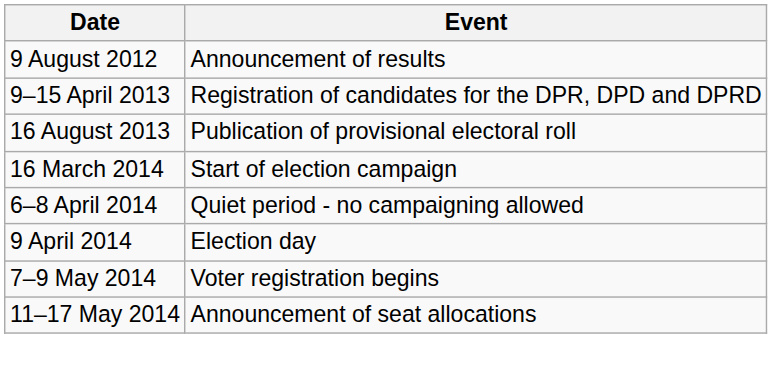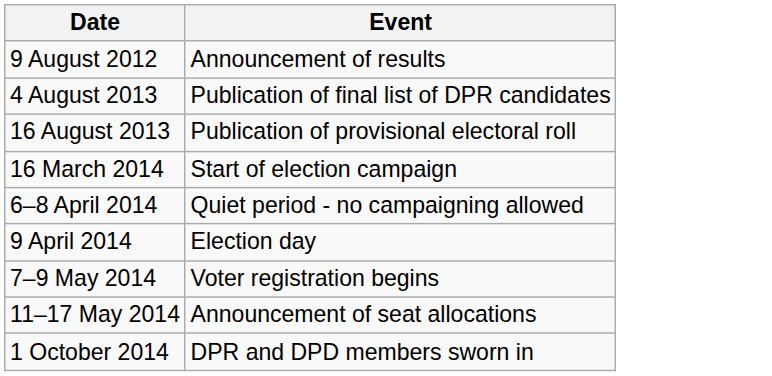- row: (90, 95)
+ row: (84, 95)
+ row: (89, 351)
